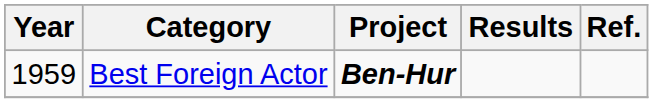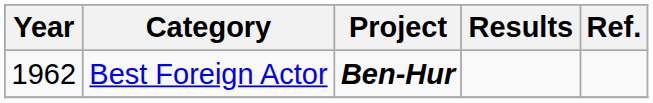(44, 73) 1959 -> (44, 73) 1962
